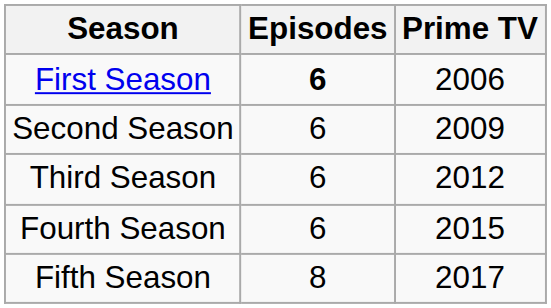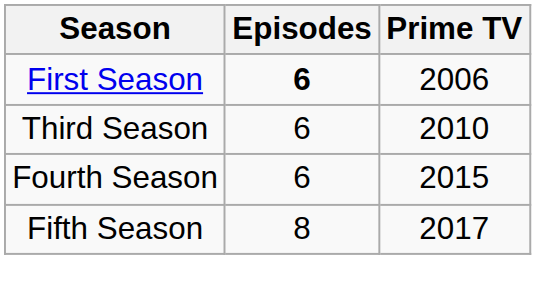- row: (123, 128)
(470, 178) 2012 -> (454, 128) 2010
